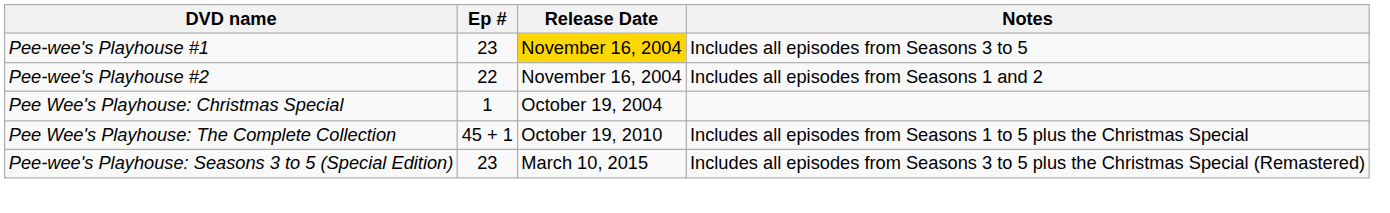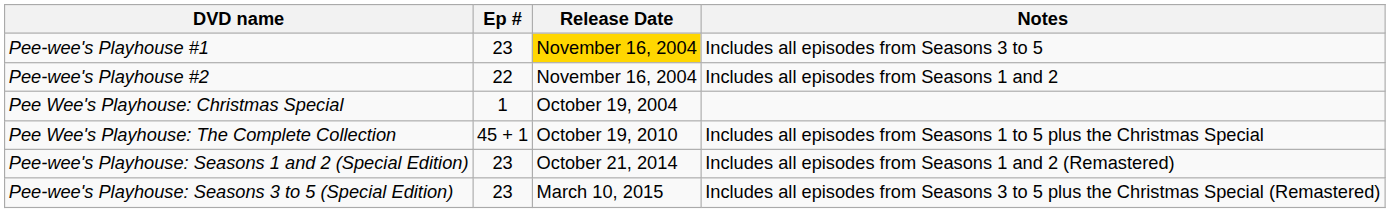+ row: (239, 163)
